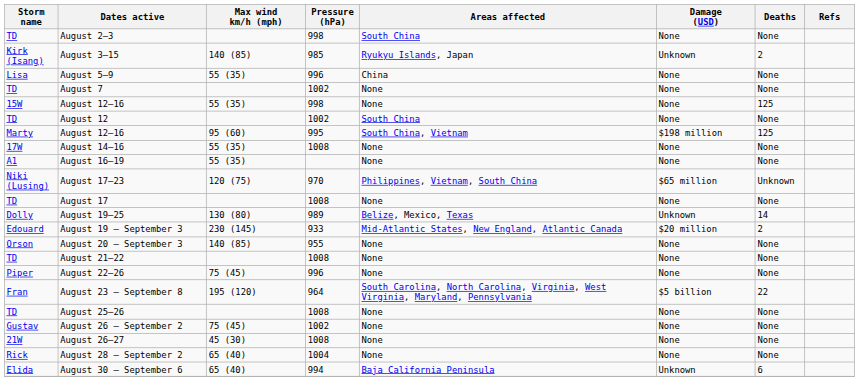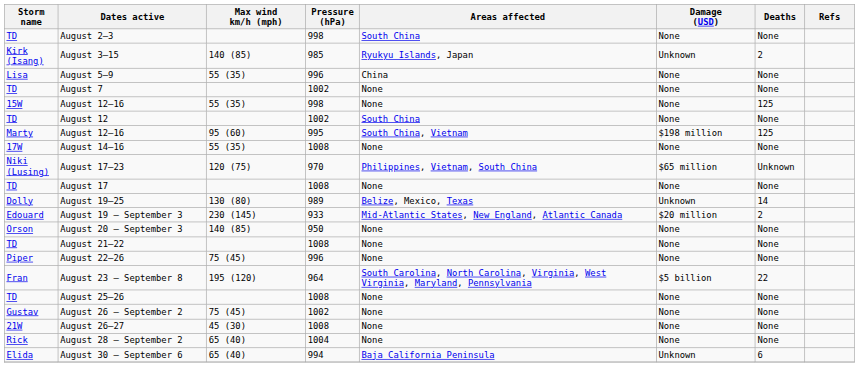- row: (12, 162)
(316, 244) 955 -> (316, 229) 950
